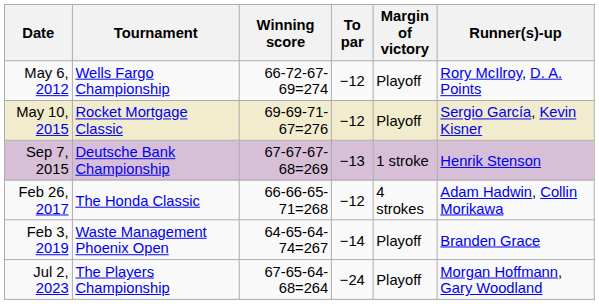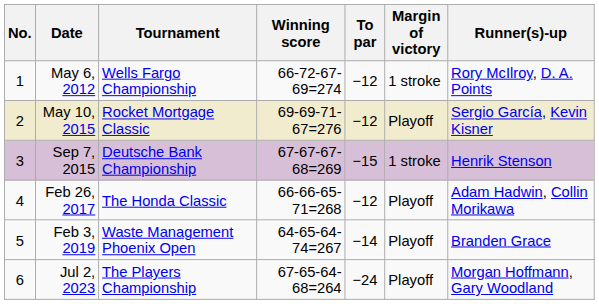+ column: (20, 33)
(399, 81) Playoff -> (414, 81) 1 stroke
(352, 161) −13 -> (365, 161) −15
(400, 200) 4 strokes -> (411, 200) Playoff
